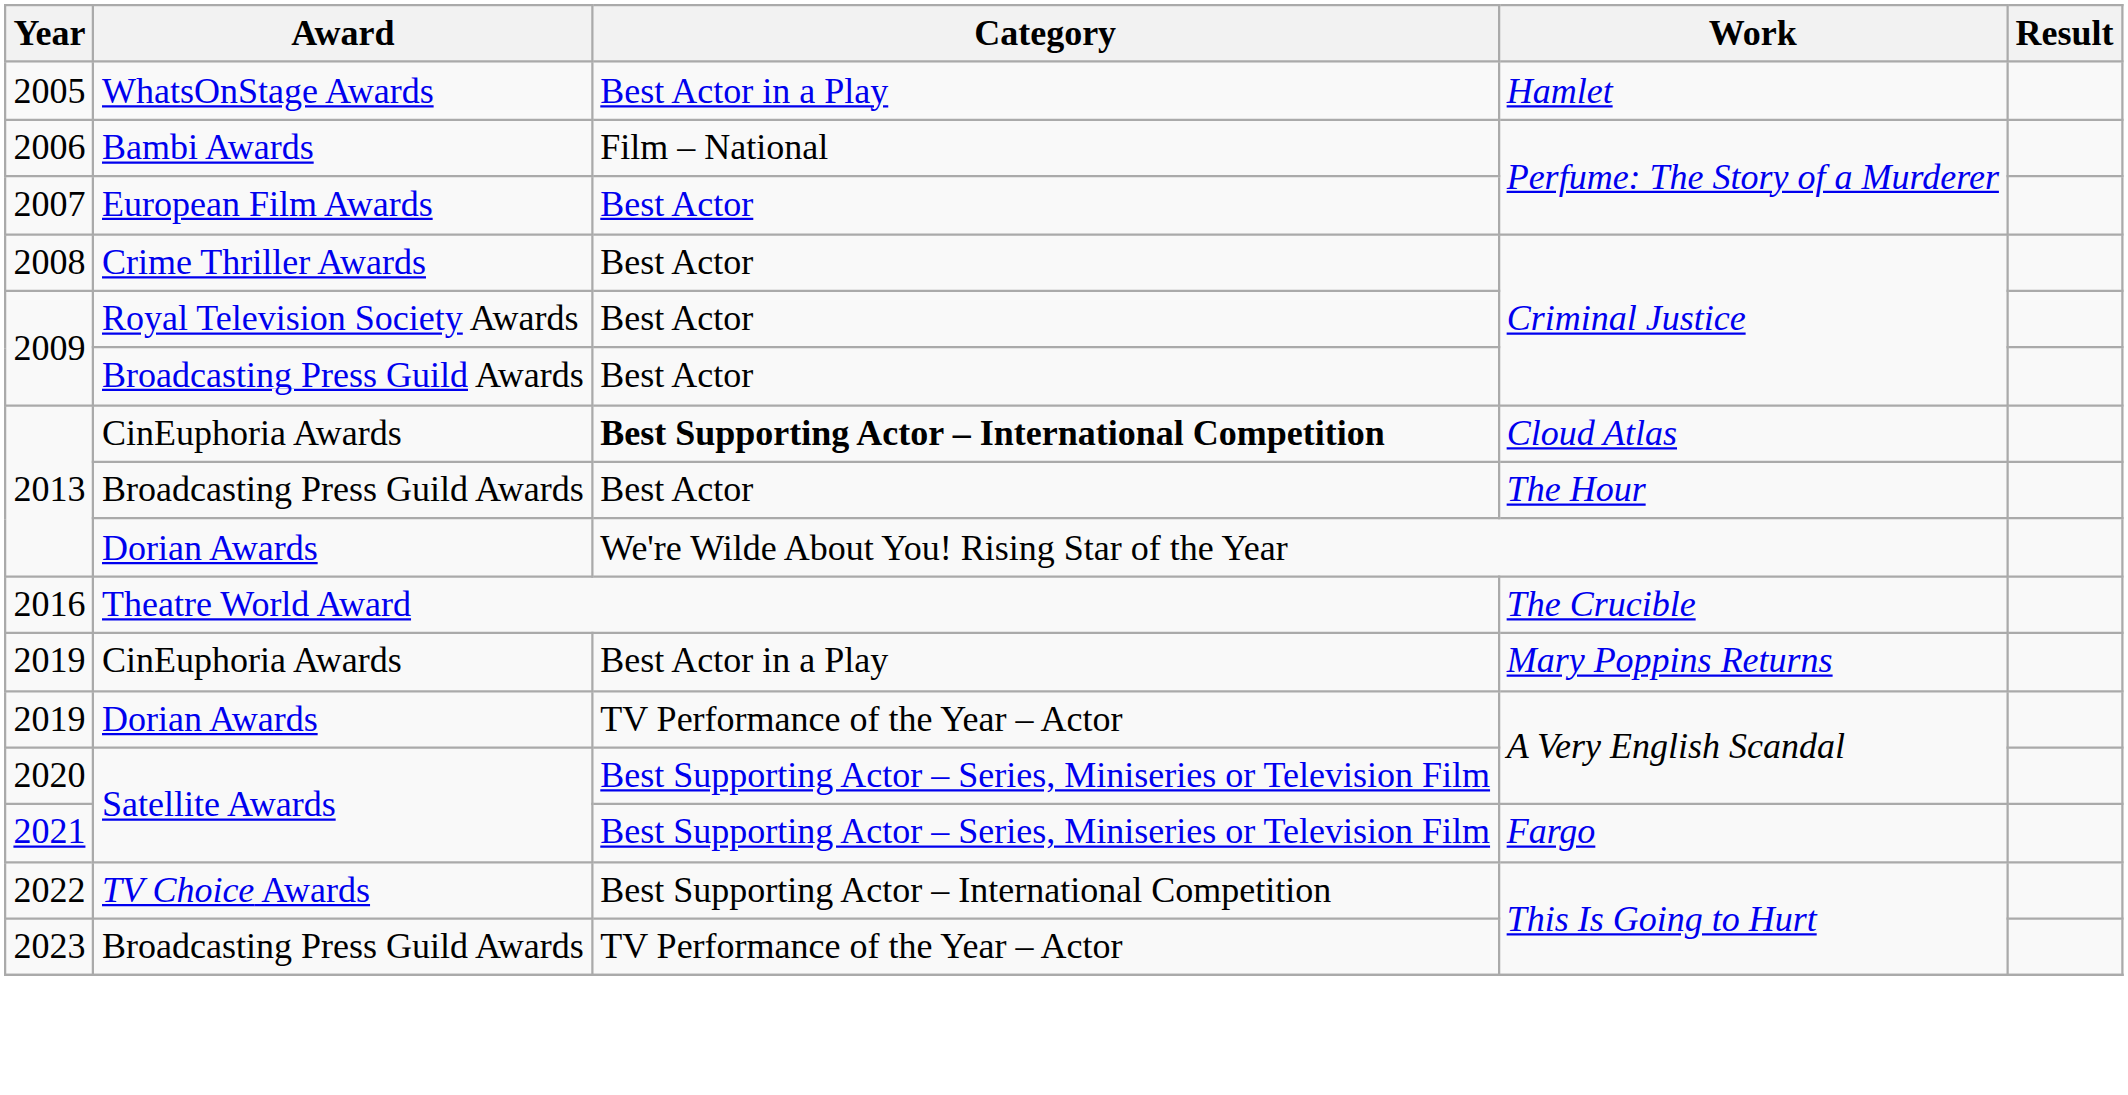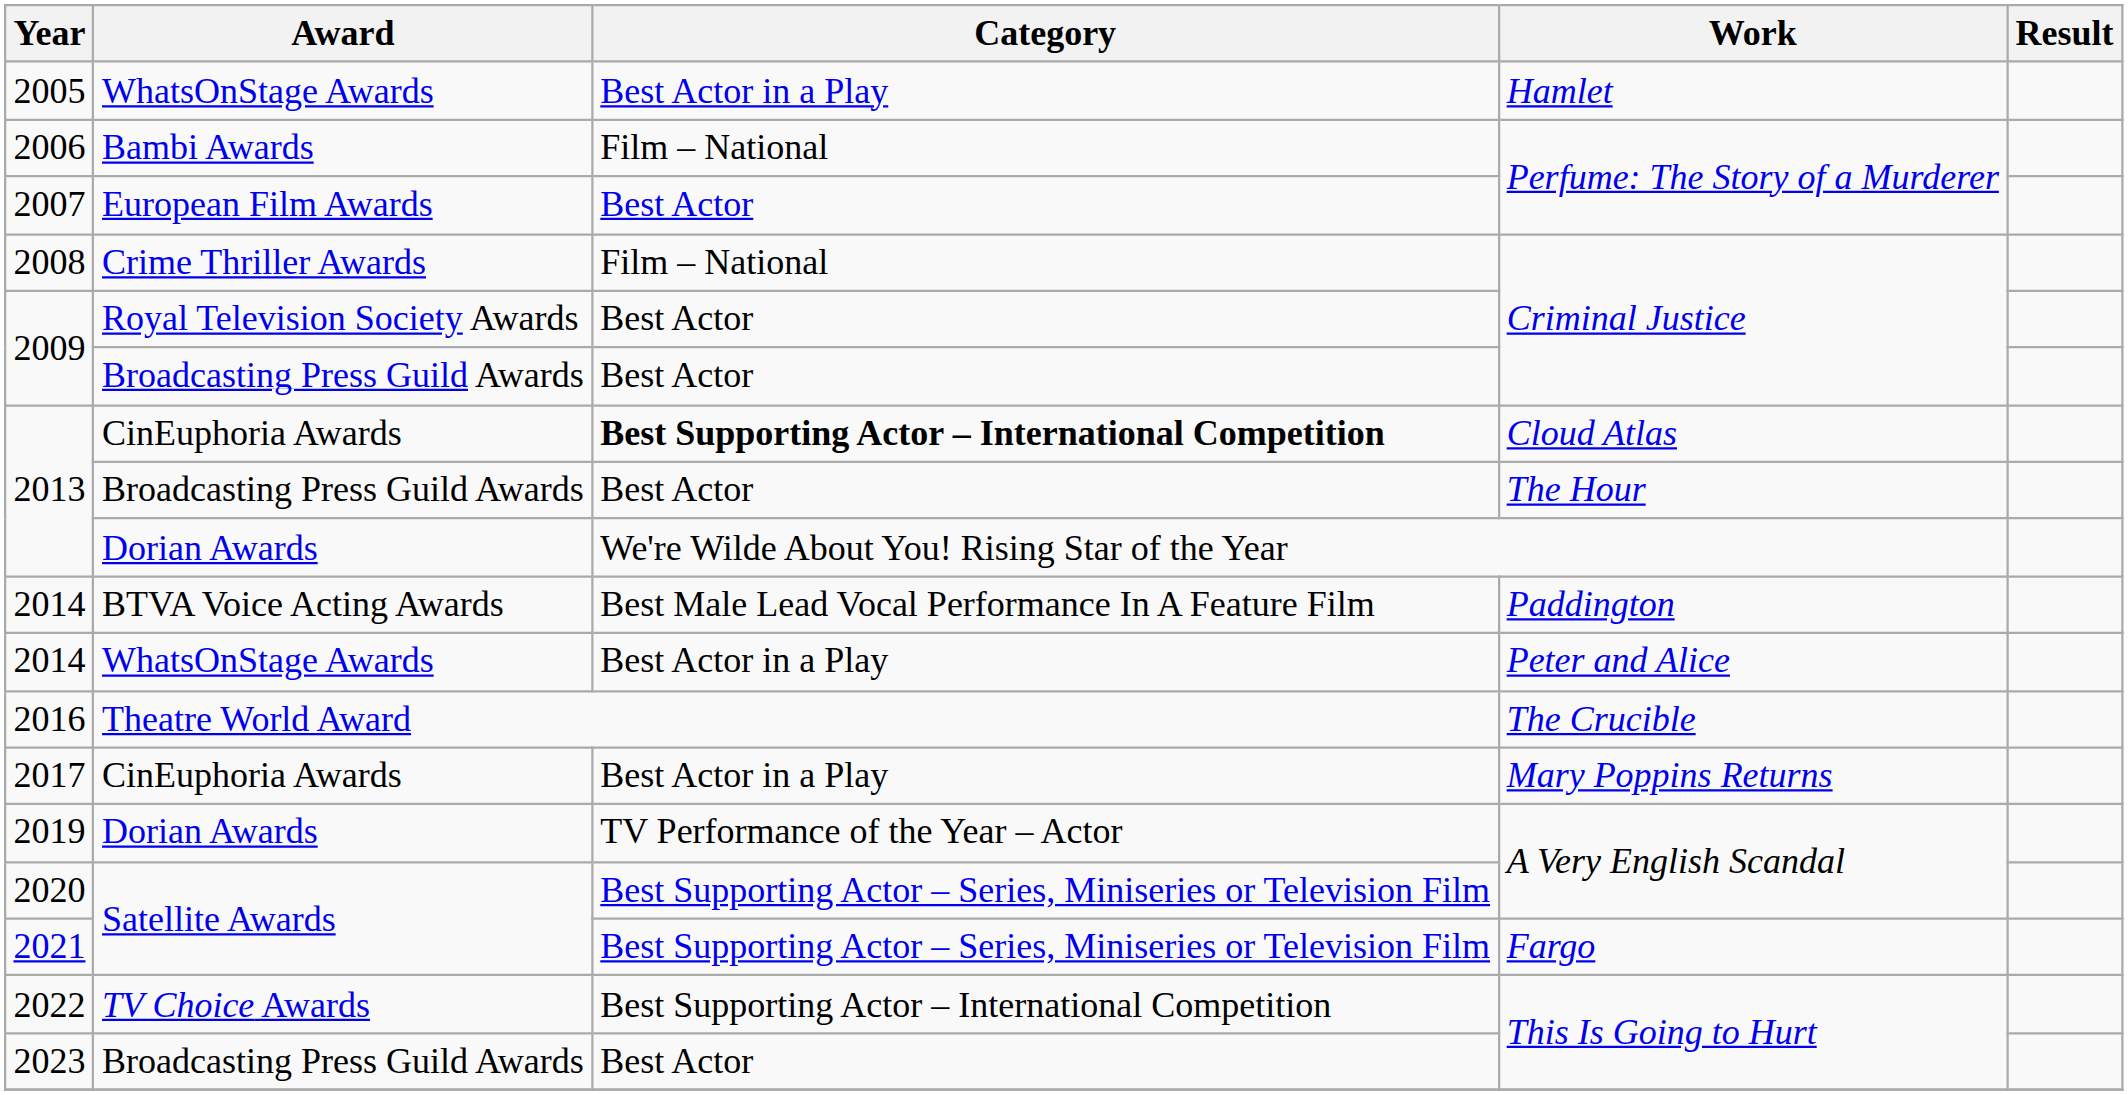(677, 261) Best Actor -> (714, 261) Film – National
+ row: (303, 603)
+ row: (268, 661)
(49, 661) 2019 -> (49, 775) 2017
(861, 946) TV Performance of the Year – Actor -> (677, 1060) Best Actor
